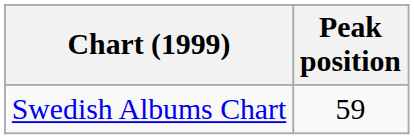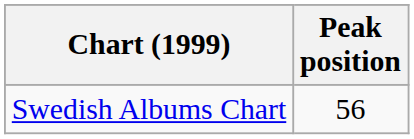(350, 108) 59 -> (350, 108) 56
